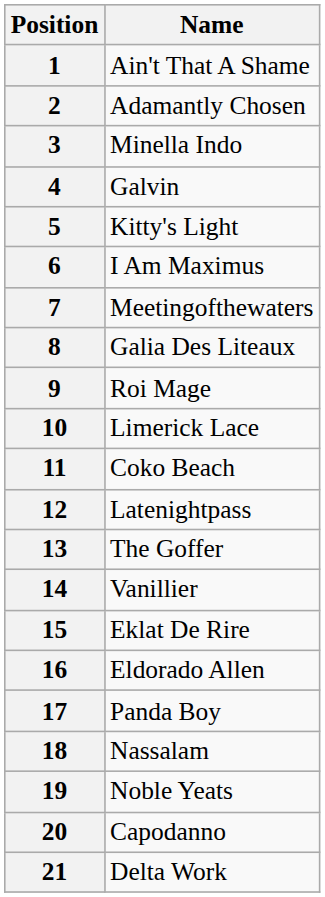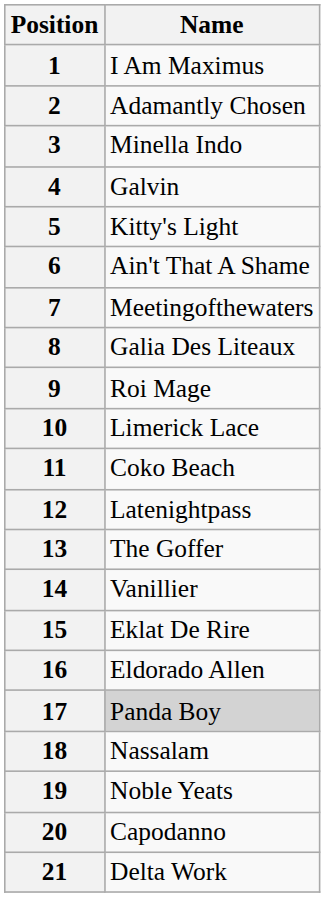(210, 65) Ain't That A Shame -> (187, 65) I Am Maximus
(187, 266) I Am Maximus -> (210, 266) Ain't That A Shame
(166, 710) no background -> (166, 710) lightgrey background
